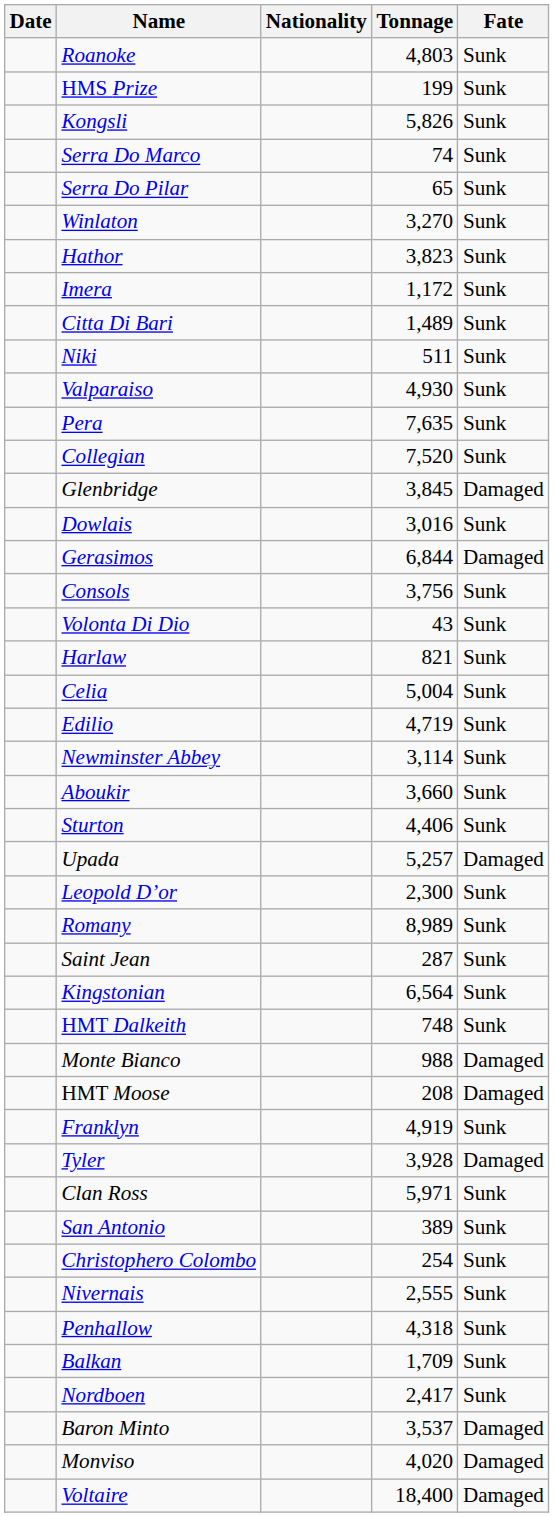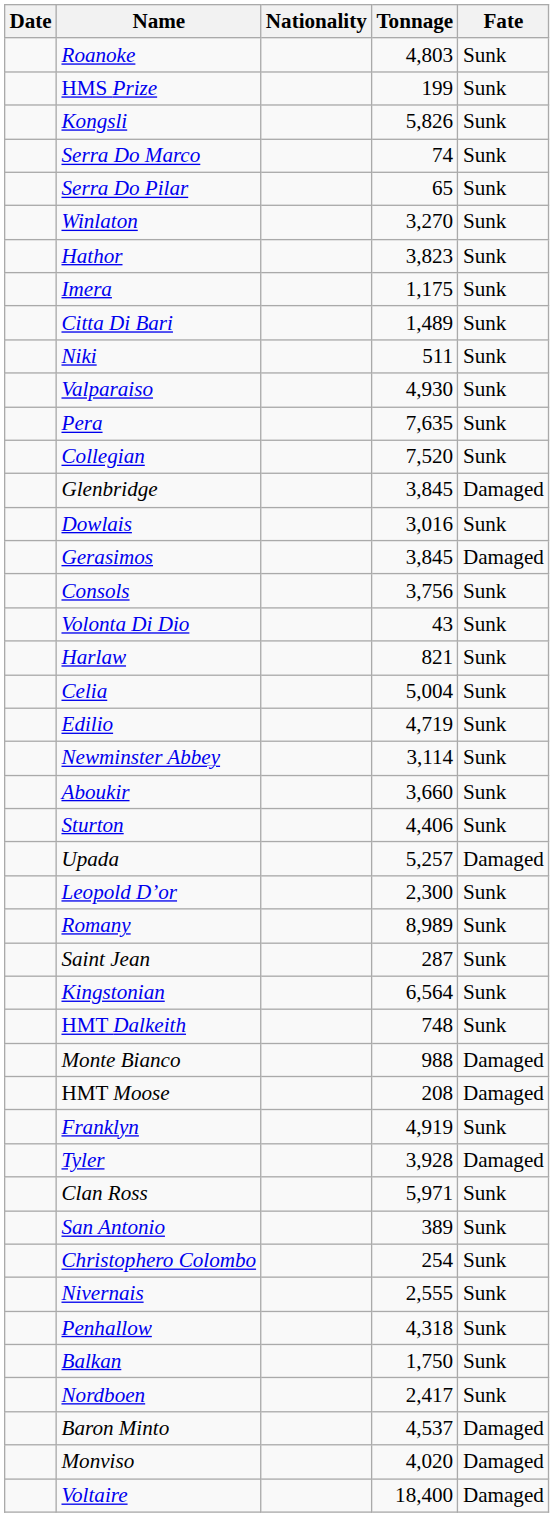(429, 289) 1,172 -> (429, 289) 1,175
(429, 557) 6,844 -> (429, 557) 3,845
(429, 1361) 1,709 -> (429, 1361) 1,750
(429, 1428) 3,537 -> (429, 1428) 4,537
